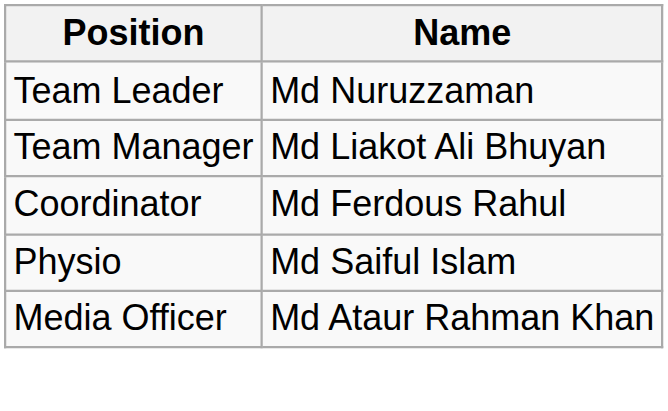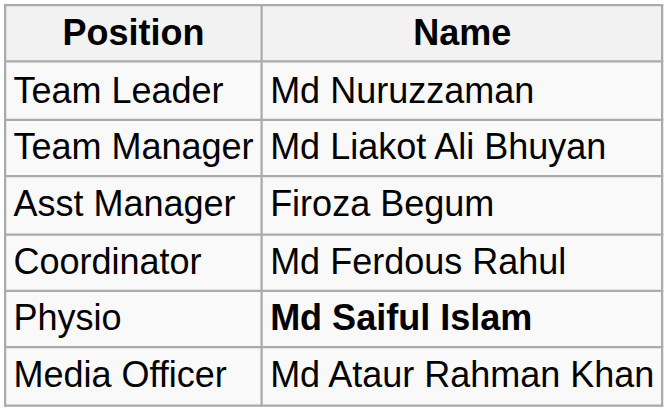+ row: (124, 204)
(393, 261) normal -> (401, 318) bold
